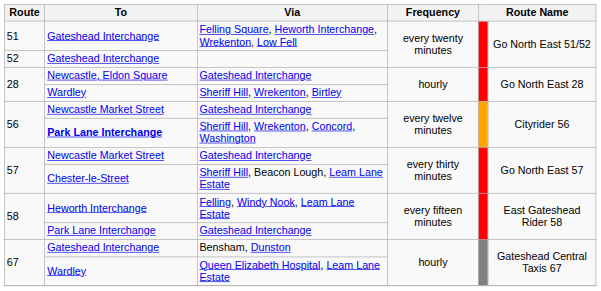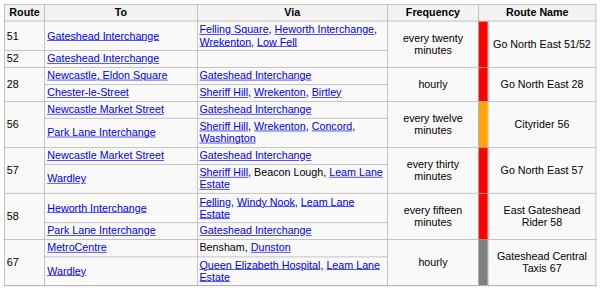(67, 93) Wardley -> (88, 93) Chester-le-Street
(105, 133) bold -> (101, 133) normal
(88, 179) Chester-le-Street -> (67, 179) Wardley
(103, 248) Gateshead Interchange -> (77, 248) MetroCentre
